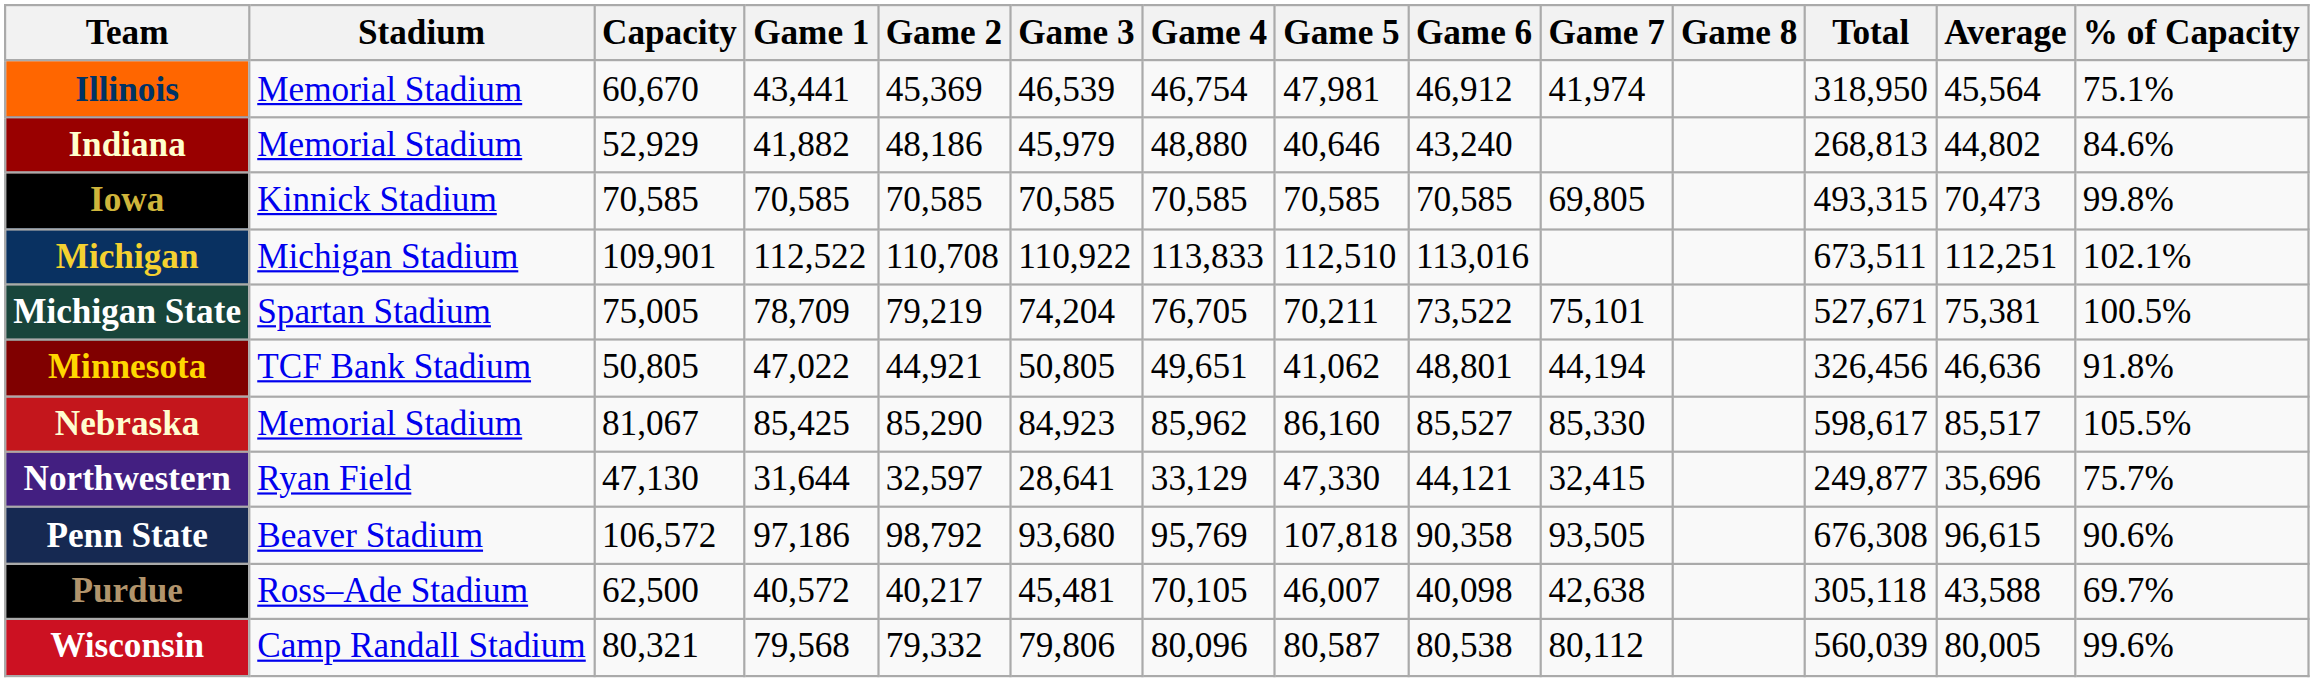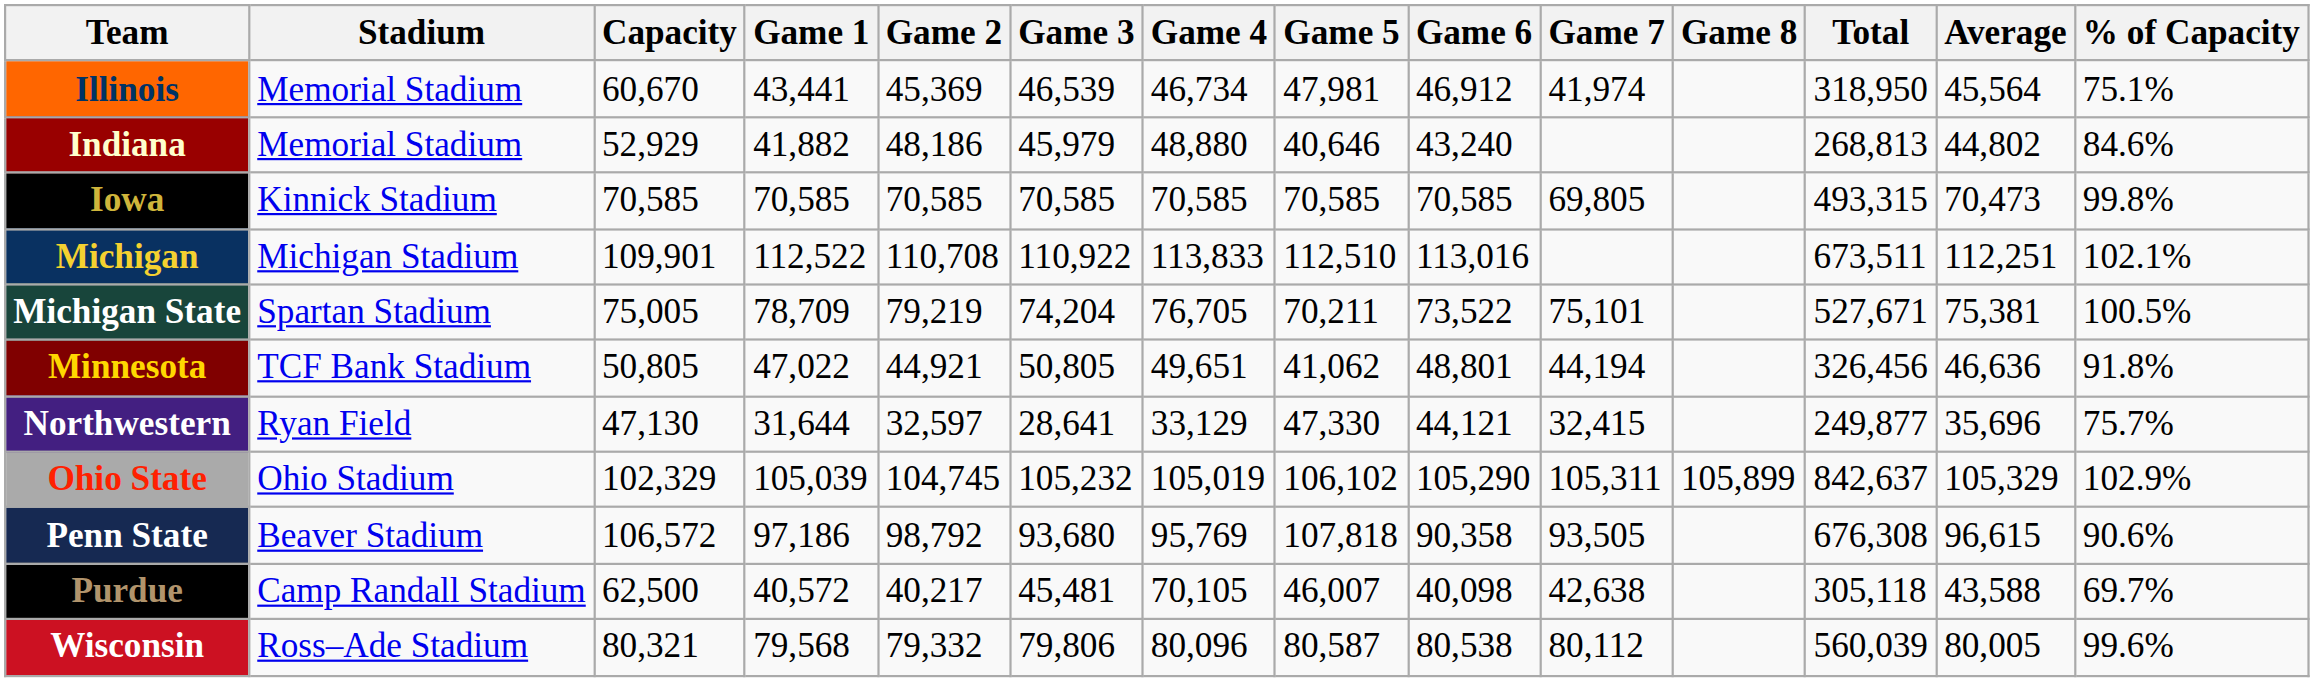(1199, 88) 46,754 -> (1199, 88) 46,734
- row: (127, 423)
+ row: (127, 479)
(393, 590) Ross–Ade Stadium -> (422, 590) Camp Randall Stadium
(422, 646) Camp Randall Stadium -> (393, 646) Ross–Ade Stadium
